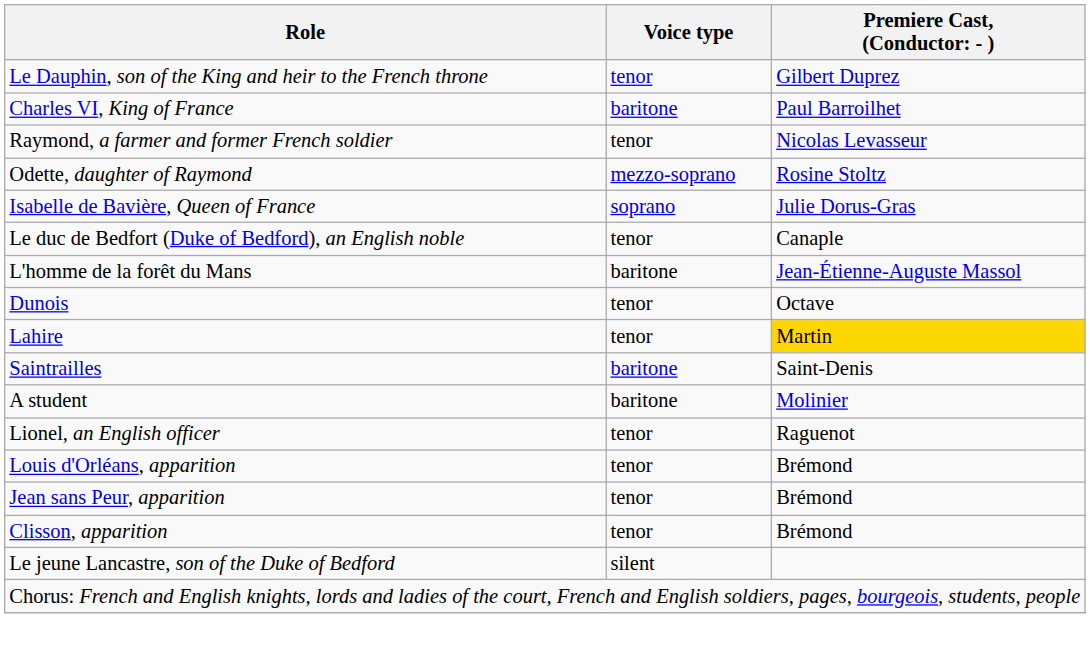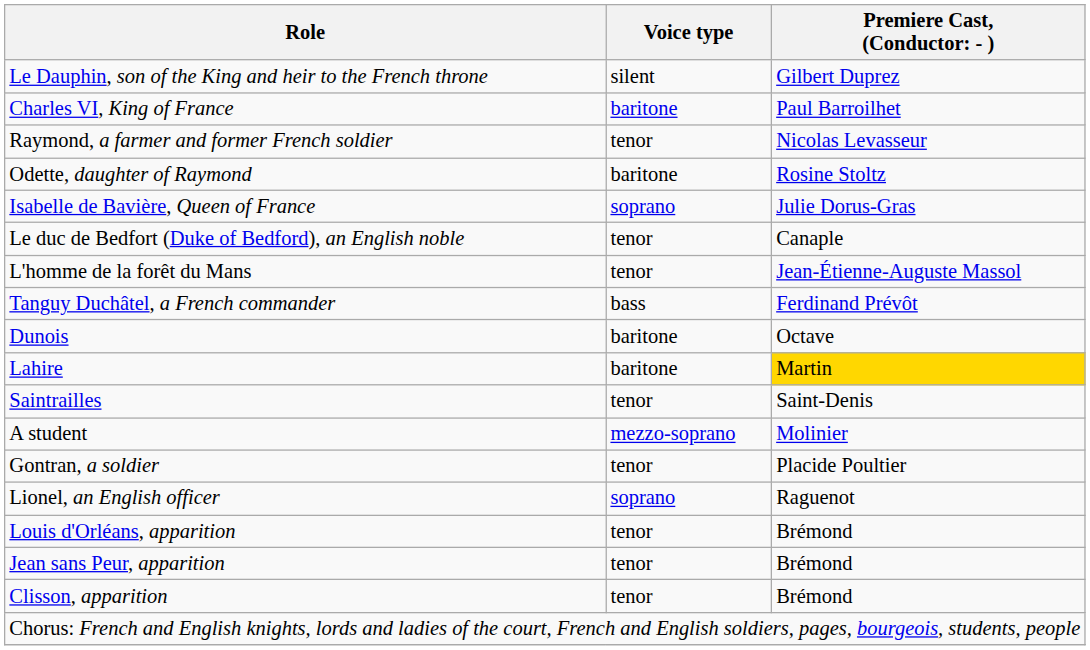(631, 76) tenor -> (633, 76) silent
(673, 173) mezzo-soprano -> (644, 173) baritone
(644, 271) baritone -> (631, 271) tenor
+ row: (172, 303)
(631, 303) tenor -> (644, 336) baritone
(631, 336) tenor -> (644, 368) baritone
(644, 368) baritone -> (631, 401) tenor
(644, 401) baritone -> (673, 433) mezzo-soprano
+ row: (84, 466)
(631, 433) tenor -> (643, 498) soprano
- row: (202, 563)
